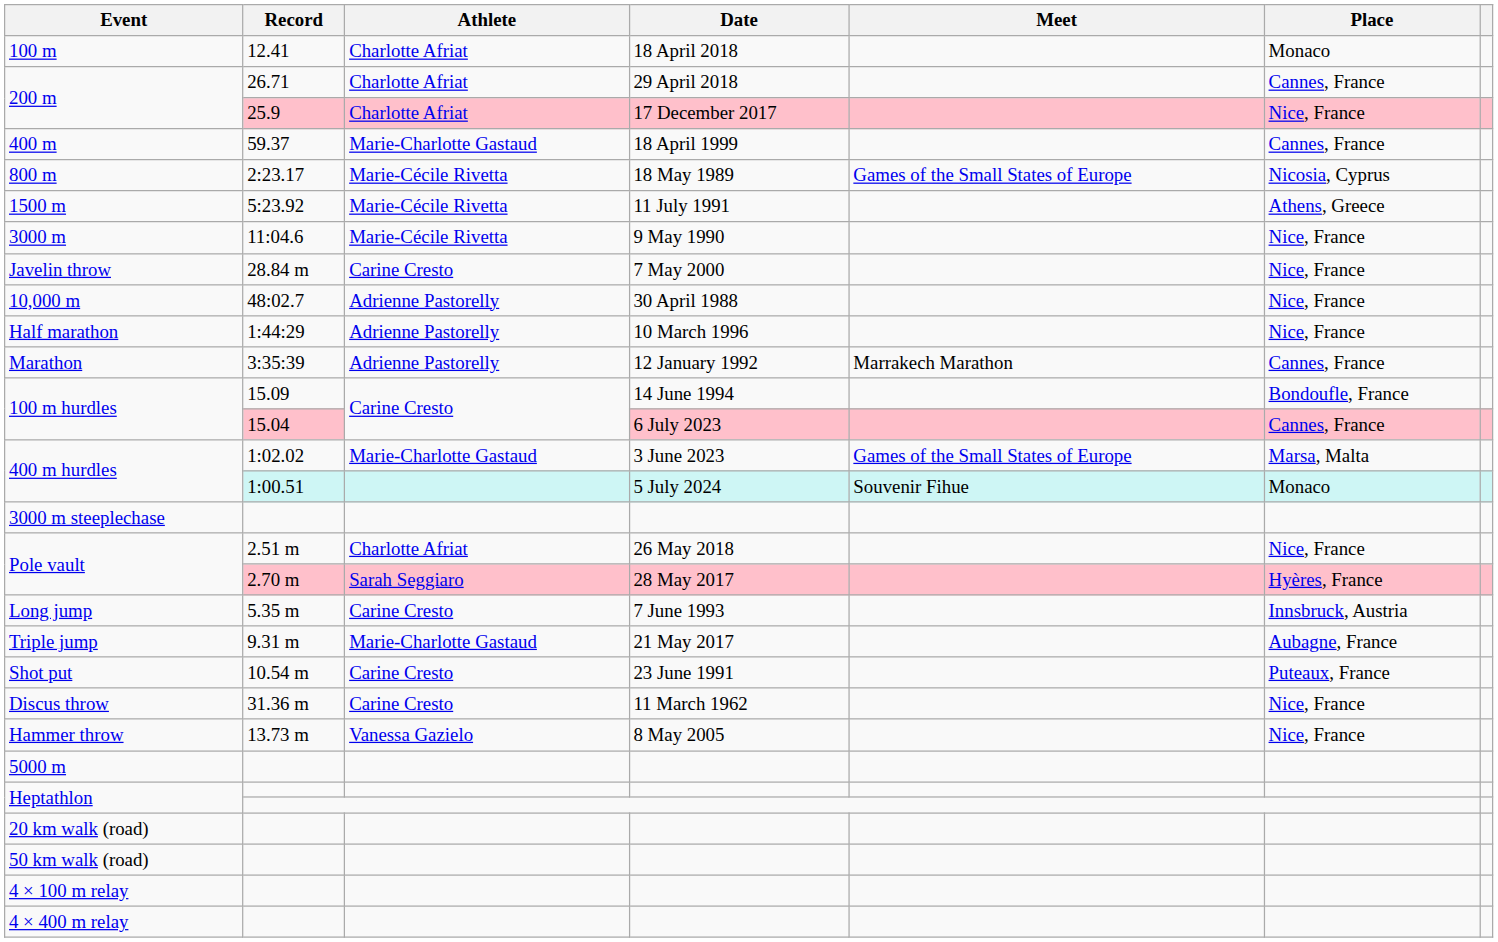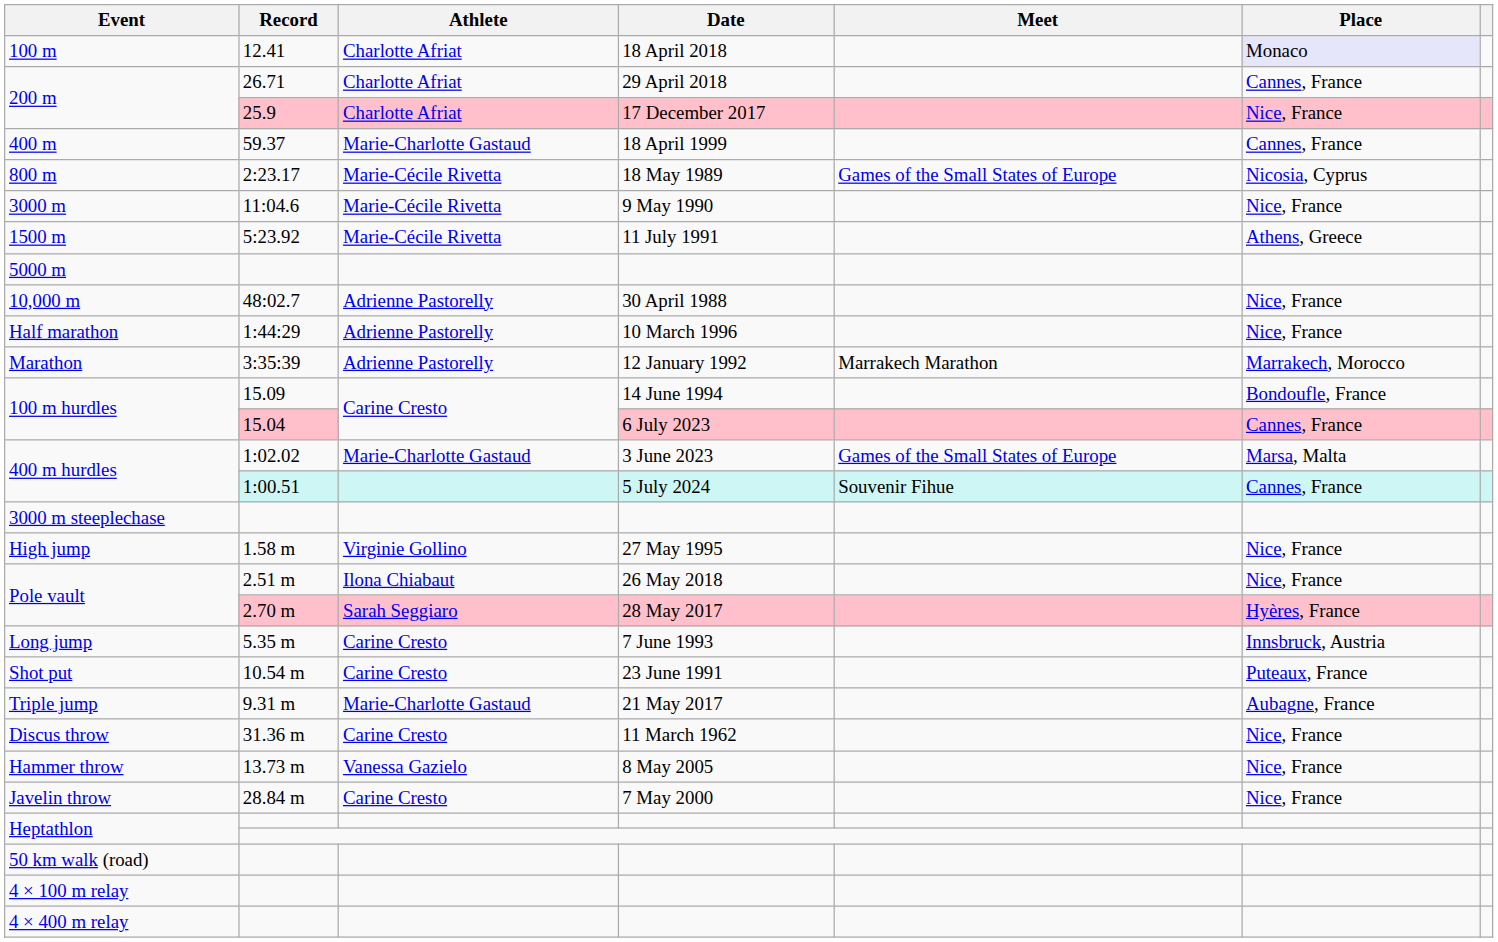(1299, 51) no background -> (1277, 51) lavender background
rows swapped: (38, 206) <-> (38, 237)
rows swapped: (38, 766) <-> (60, 268)
(1327, 362) Cannes, France -> (1325, 362) Marrakech, Morocco
(1299, 486) Monaco -> (1304, 486) Cannes, France
+ row: (50, 548)
(408, 548) Charlotte Afriat -> (399, 579) Ilona Chiabaut
rows swapped: (53, 641) <-> (41, 672)
- row: (79, 828)
